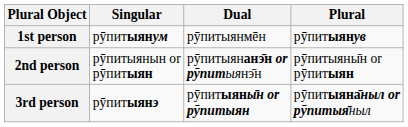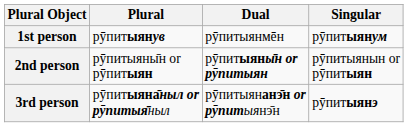columns swapped: (137, 15) <-> (347, 15)
(237, 66) рӯпитыянанэ̄н or рӯпитыянэ̄н -> (251, 66) рӯпитыяны̄н or рӯпитыян
(233, 102) рӯпитыяны̄н or рӯпитыян -> (256, 102) рӯпитыянанэ̄н or рӯпитыянэ̄н
